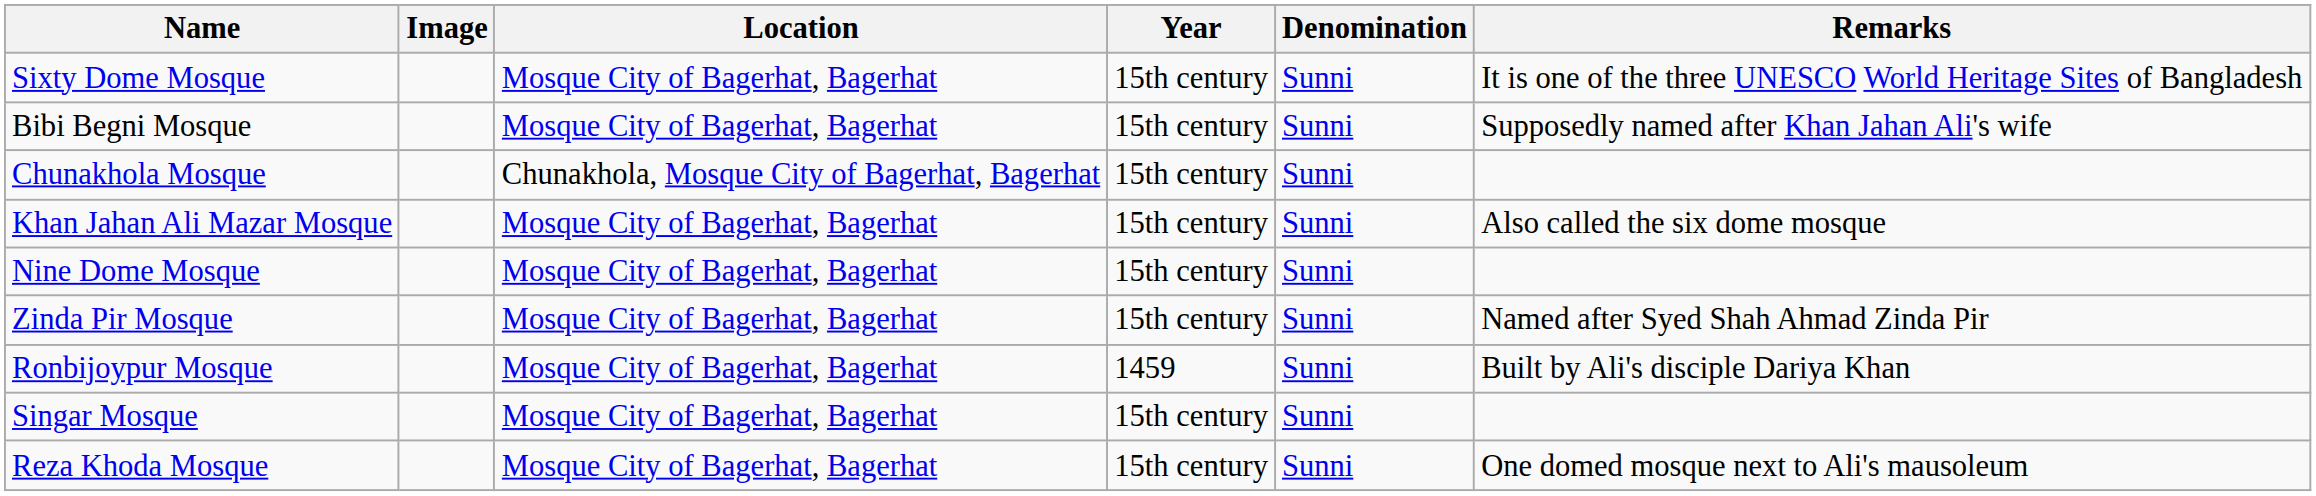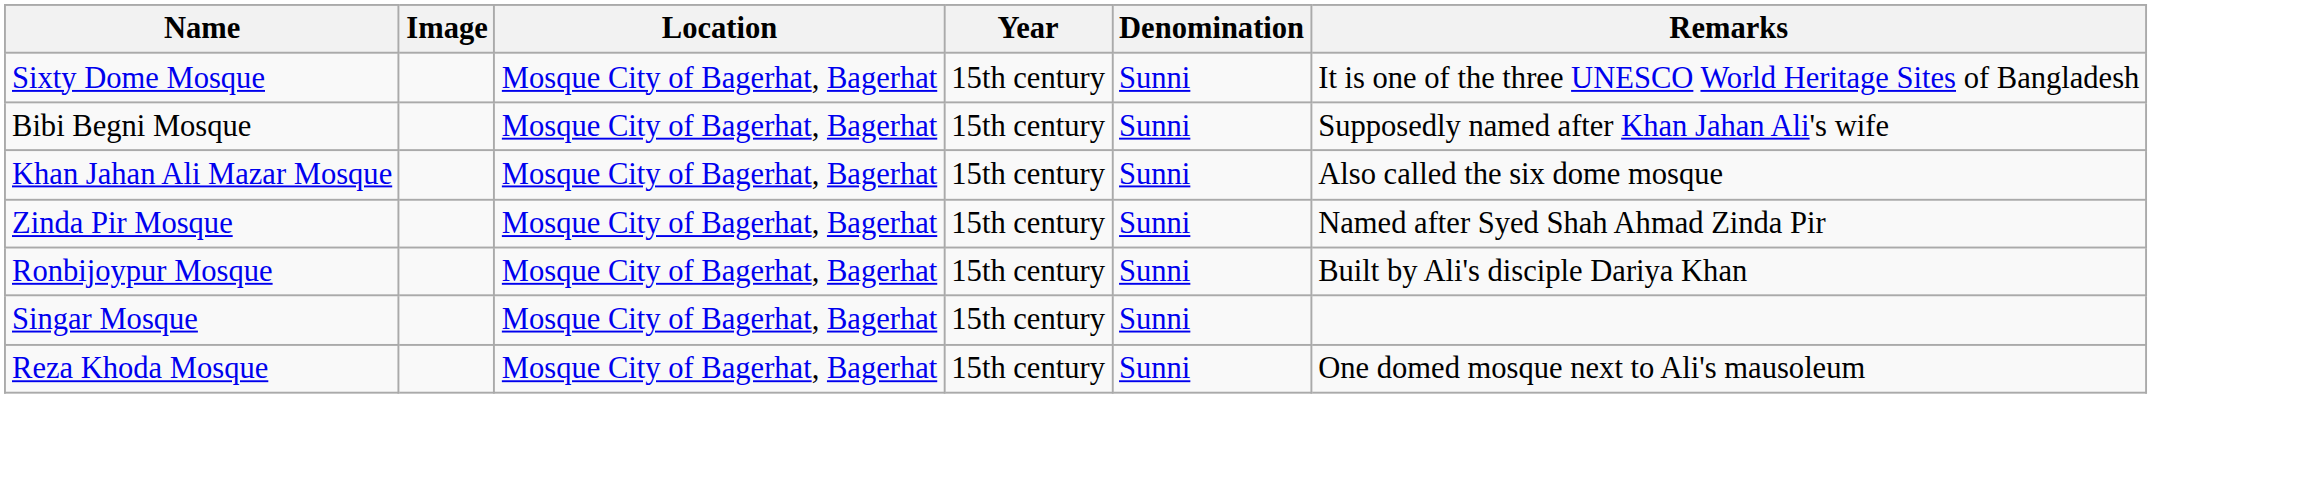- row: (139, 174)
- row: (136, 271)
(1145, 367) 1459 -> (1028, 271) 15th century
